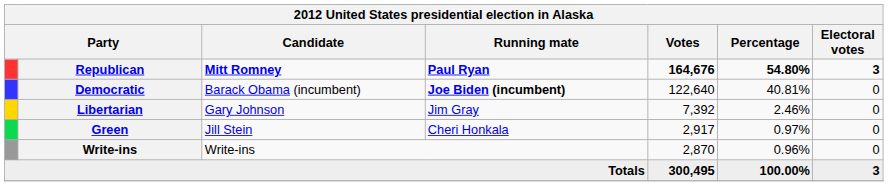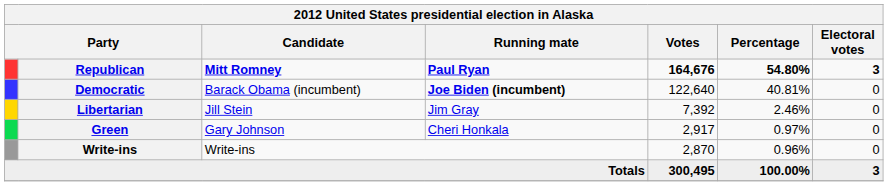(245, 110) Gary Johnson -> (229, 110) Jill Stein
(229, 130) Jill Stein -> (245, 130) Gary Johnson
